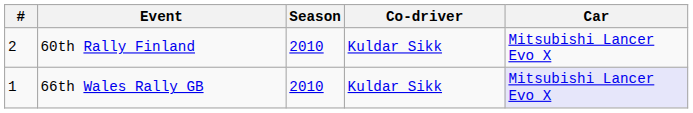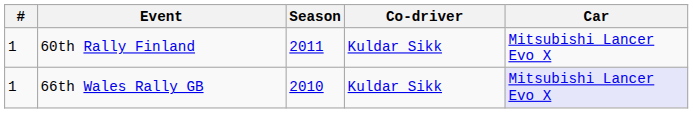(12, 48) 2 -> (12, 48) 1
(306, 48) 2010 -> (306, 48) 2011
